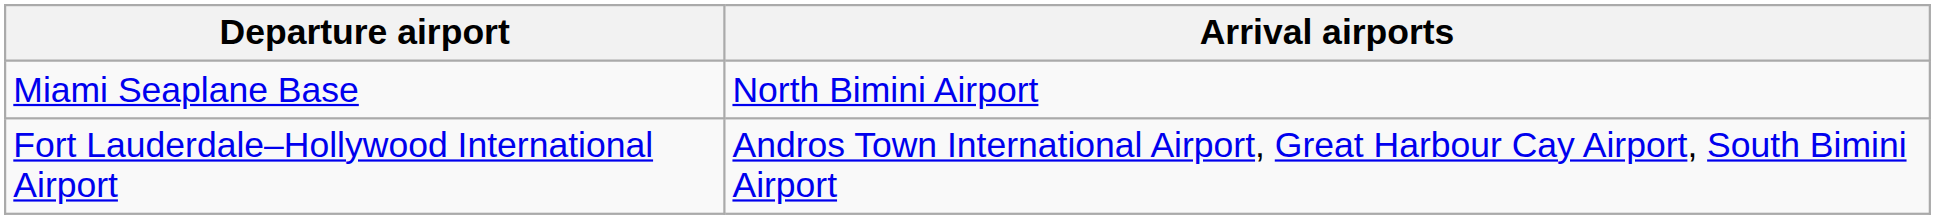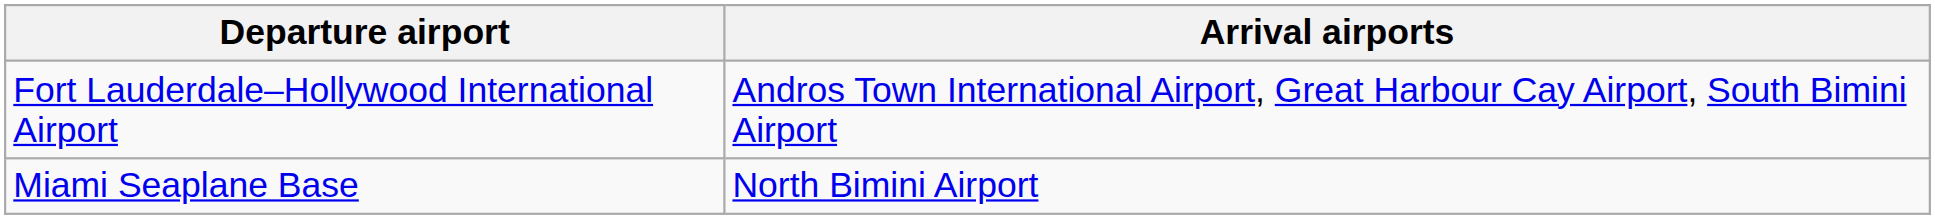rows swapped: (333, 165) <-> (186, 88)
